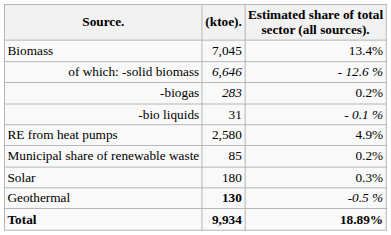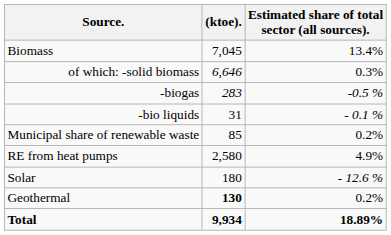(360, 72) - 12.6 % -> (369, 72) 0.3%
(369, 93) 0.2% -> (365, 93) -0.5 %
rows swapped: (103, 156) <-> (63, 135)
(369, 177) 0.3% -> (360, 177) - 12.6 %
(365, 198) -0.5 % -> (369, 198) 0.2%
